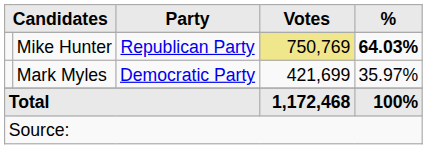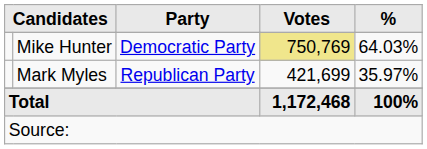(188, 47) Republican Party -> (188, 47) Democratic Party
(388, 47) bold -> (388, 47) normal
(188, 75) Democratic Party -> (188, 75) Republican Party
